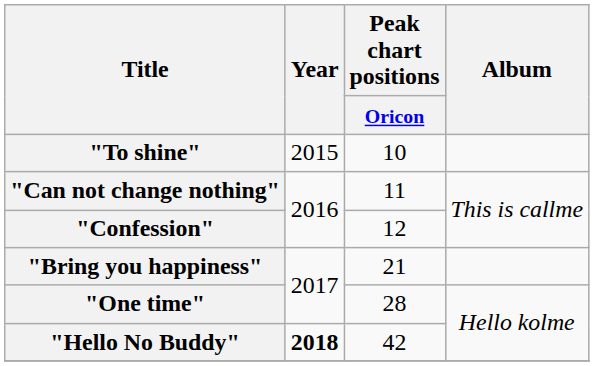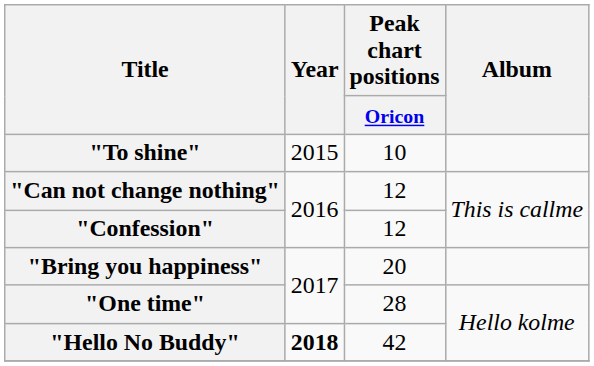(395, 190) 11 -> (395, 190) 12
(395, 266) 21 -> (395, 266) 20
